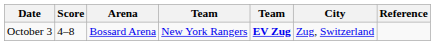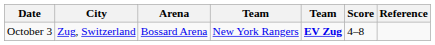columns swapped: (335, 13) <-> (71, 13)
